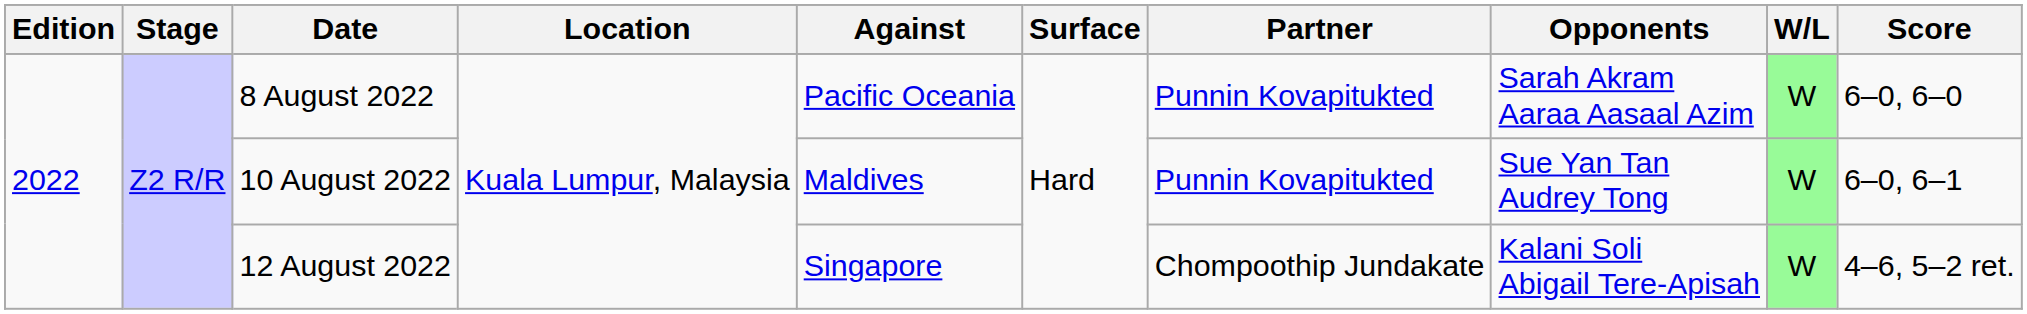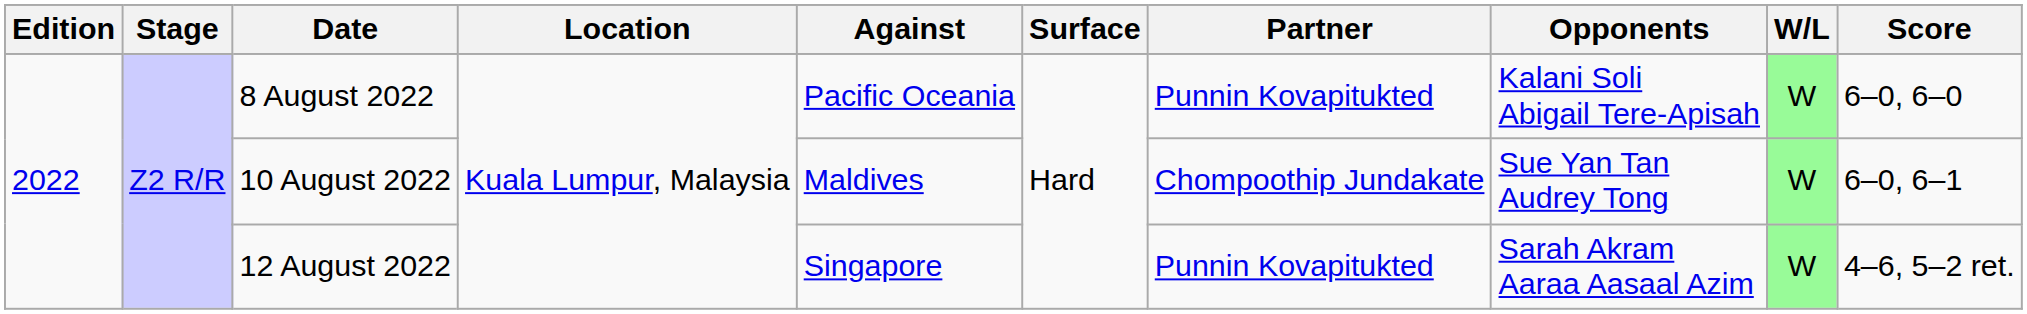(1626, 95) Sarah Akram Aaraa Aasaal Azim -> (1629, 95) Kalani Soli Abigail Tere-Apisah
(1294, 180) Punnin Kovapitukted -> (1320, 180) Chompoothip Jundakate
(1320, 265) Chompoothip Jundakate -> (1294, 265) Punnin Kovapitukted
(1629, 265) Kalani Soli Abigail Tere-Apisah -> (1626, 265) Sarah Akram Aaraa Aasaal Azim
